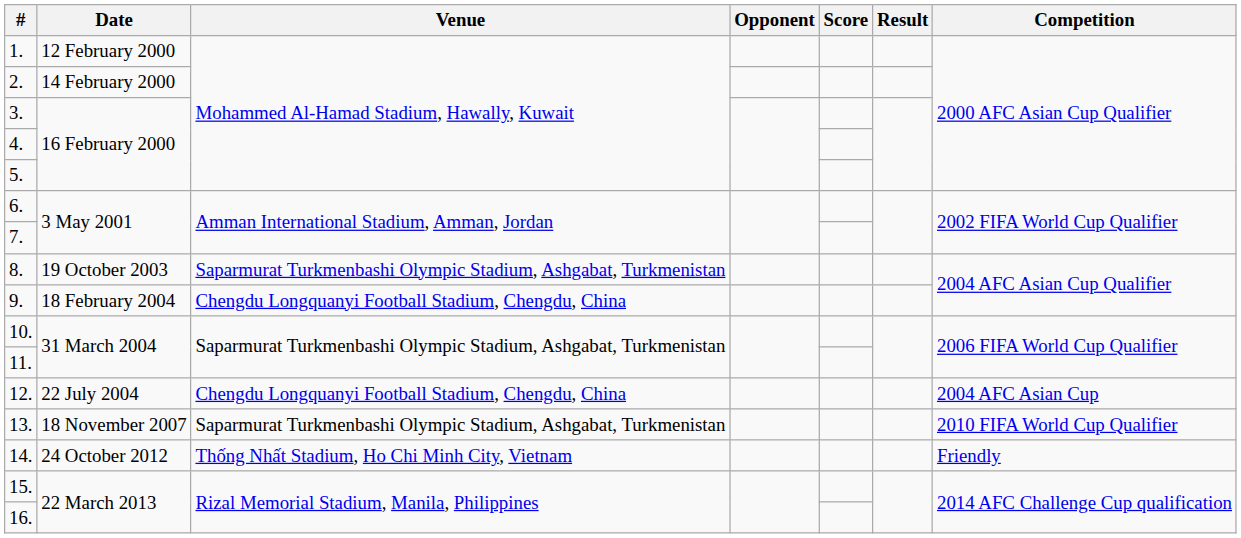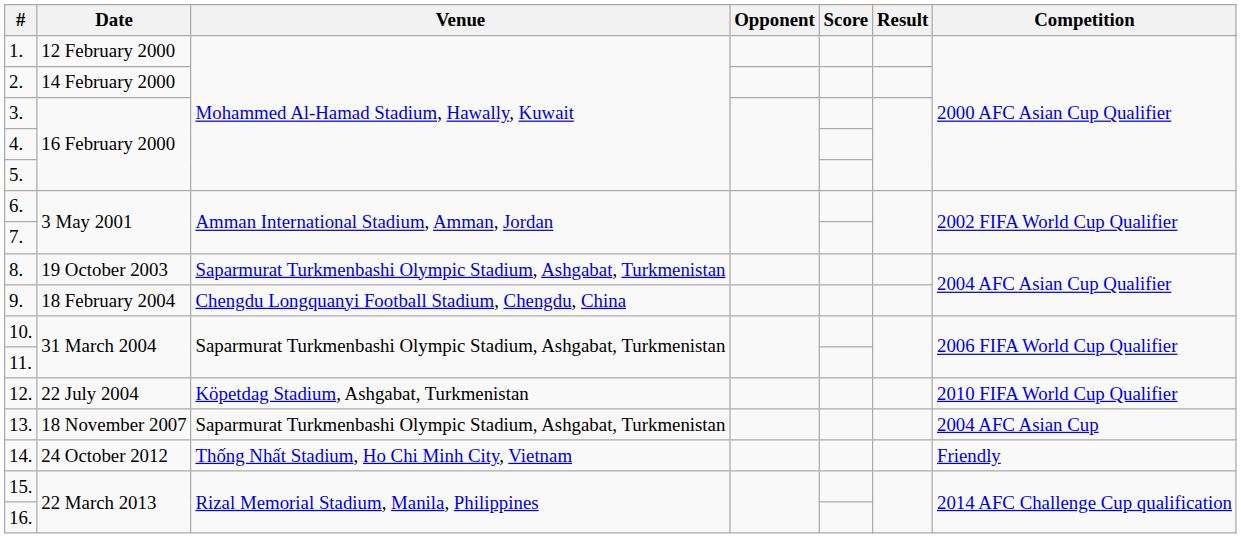(411, 393) Chengdu Longquanyi Football Stadium, Chengdu, China -> (362, 393) Köpetdag Stadium, Ashgabat, Turkmenistan
(1018, 393) 2004 AFC Asian Cup -> (1057, 393) 2010 FIFA World Cup Qualifier
(1057, 424) 2010 FIFA World Cup Qualifier -> (1018, 424) 2004 AFC Asian Cup
